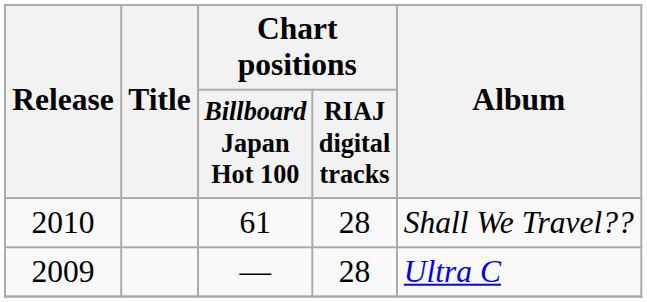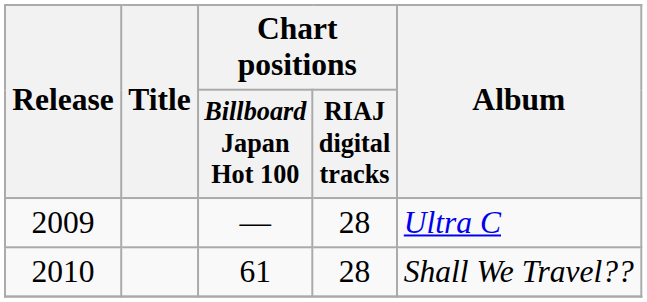rows swapped: (63, 271) <-> (63, 221)
